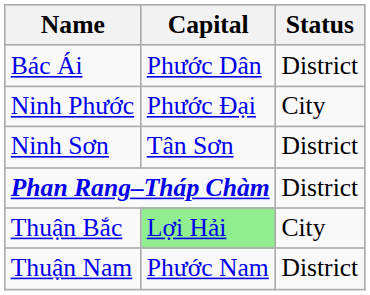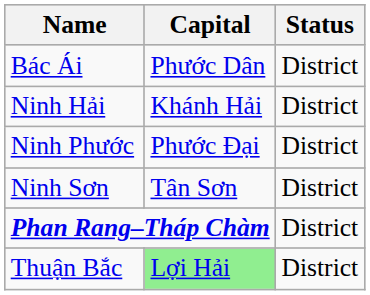+ row: (58, 106)
(303, 106) City -> (320, 146) District
(303, 227) City -> (320, 268) District
- row: (71, 268)
